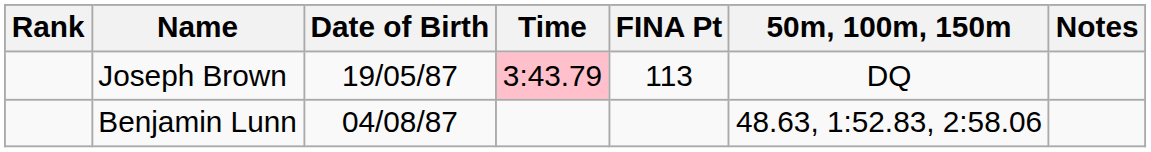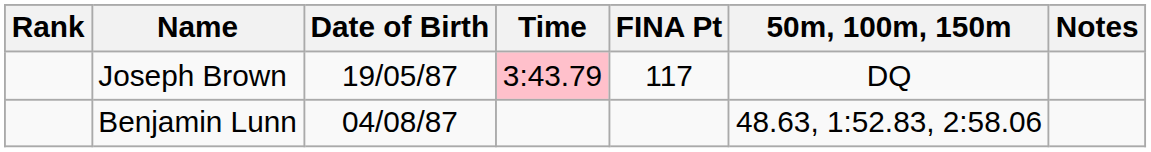(669, 75) 113 -> (669, 75) 117
